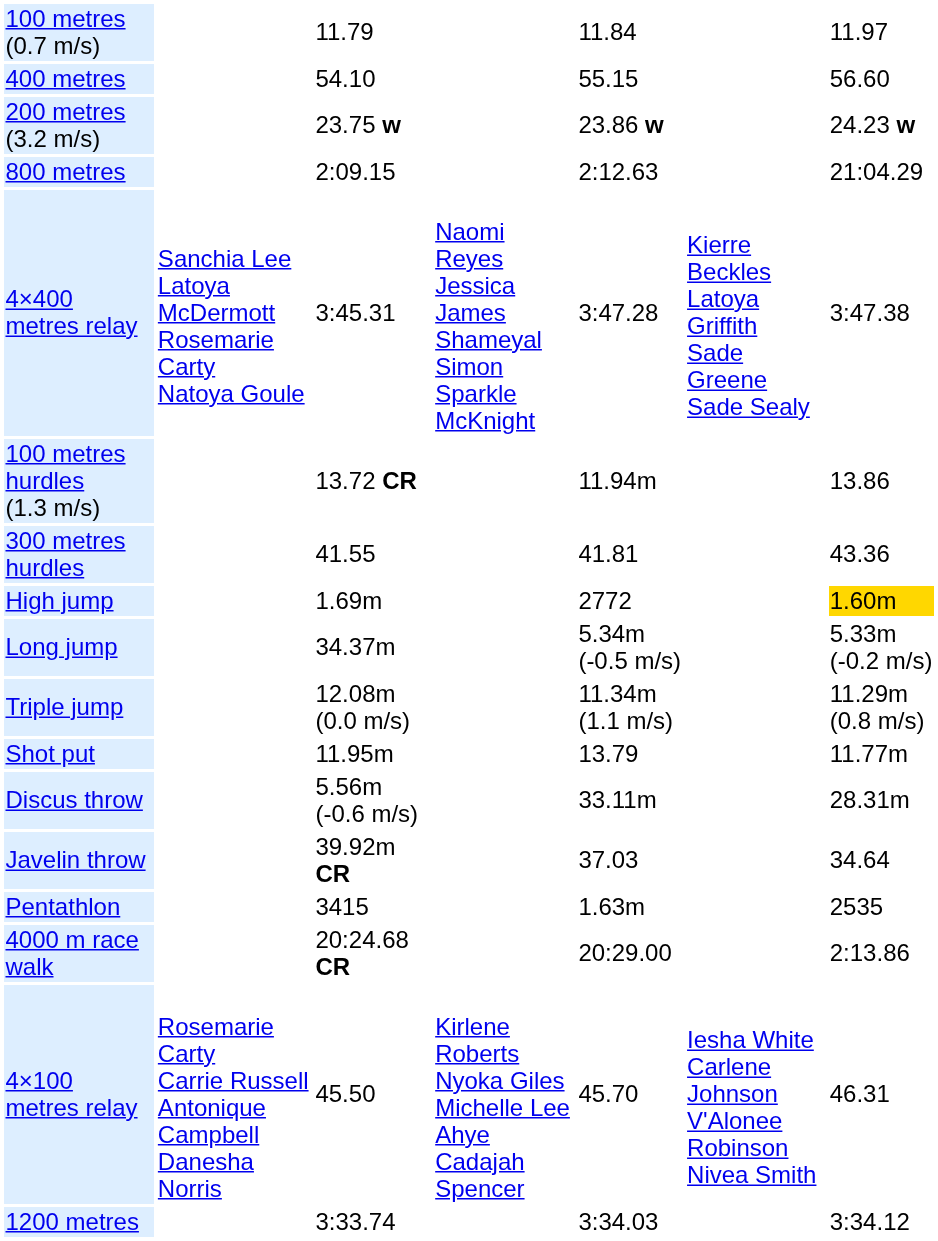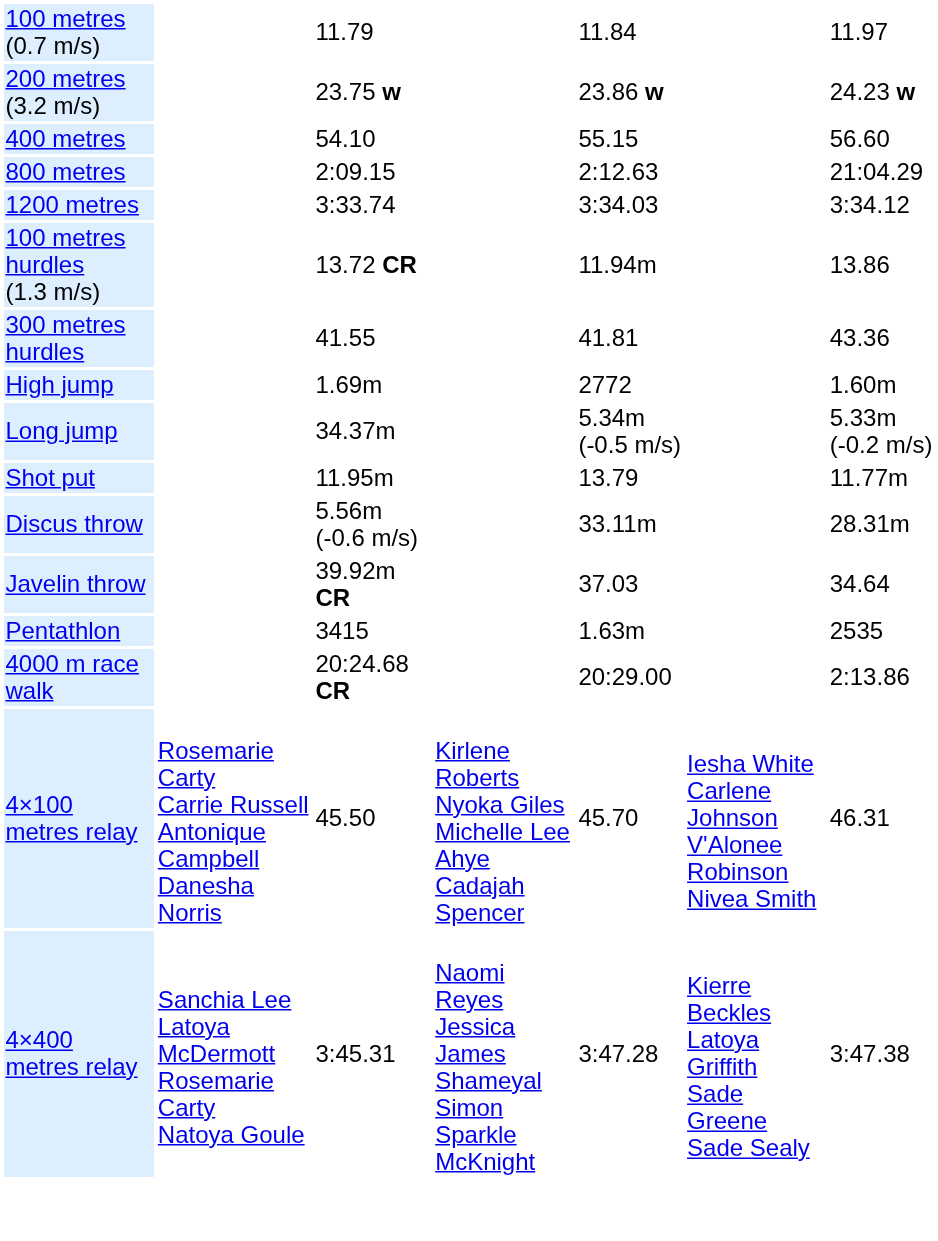rows swapped: (66, 125) <-> (66, 78)
rows swapped: (72, 1221) <-> (72, 312)
(863, 600) gold background -> (863, 384) no background
- row: (64, 707)
